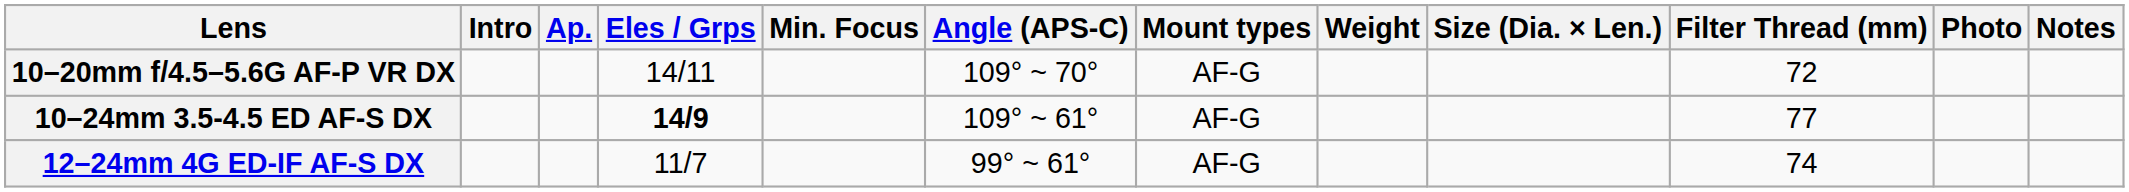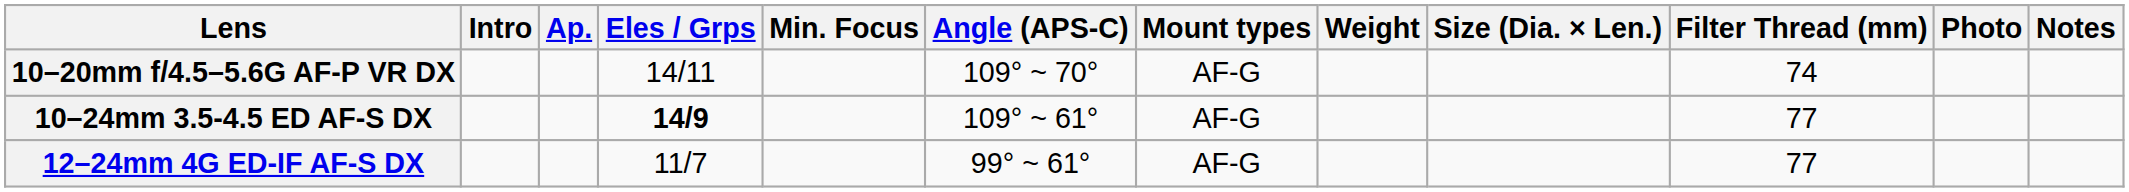(1802, 72) 72 -> (1802, 72) 74
(1802, 163) 74 -> (1802, 163) 77
